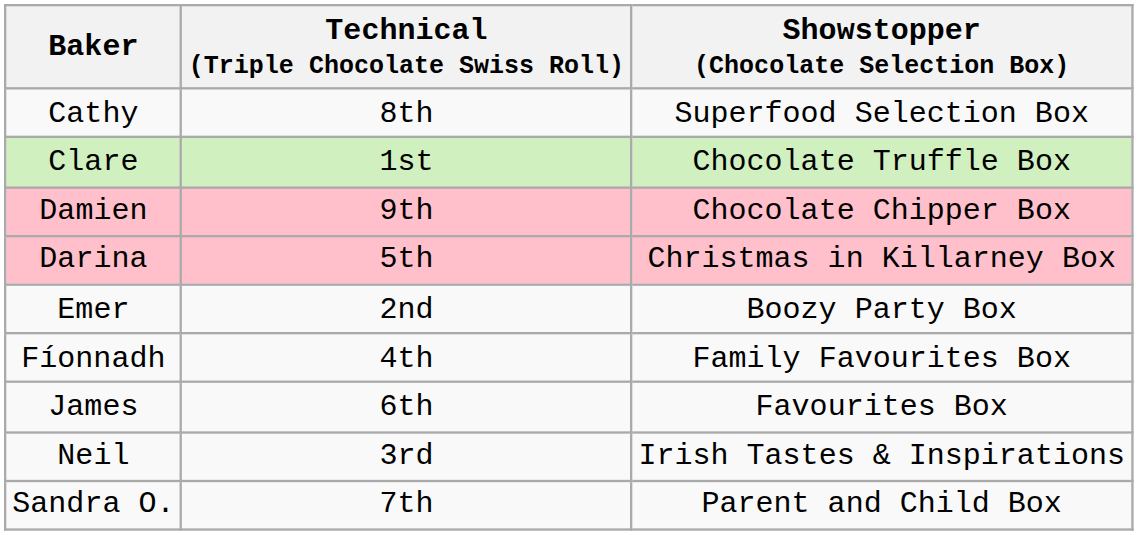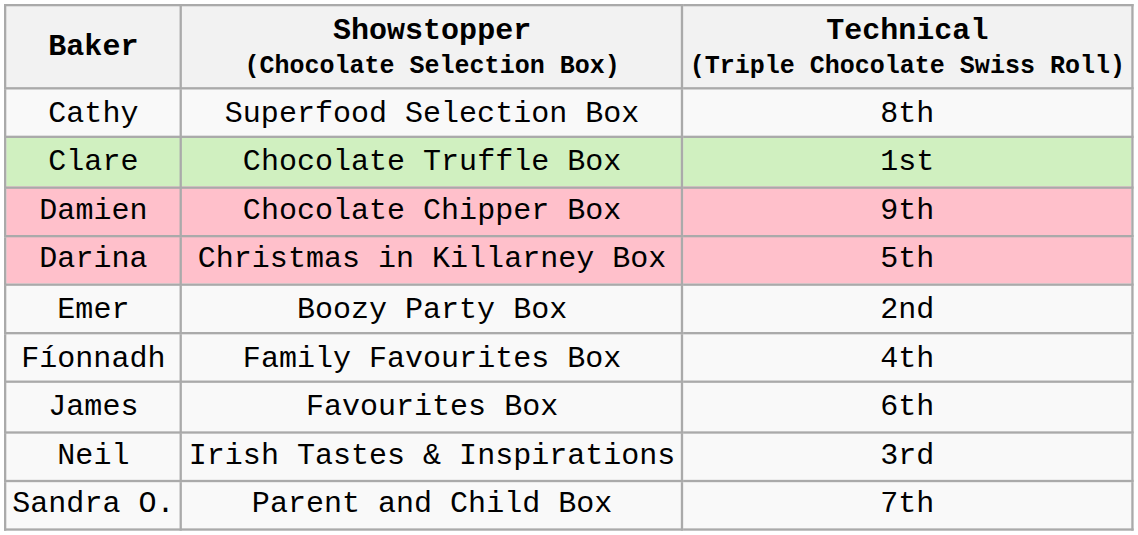columns swapped: (406, 46) <-> (882, 46)
